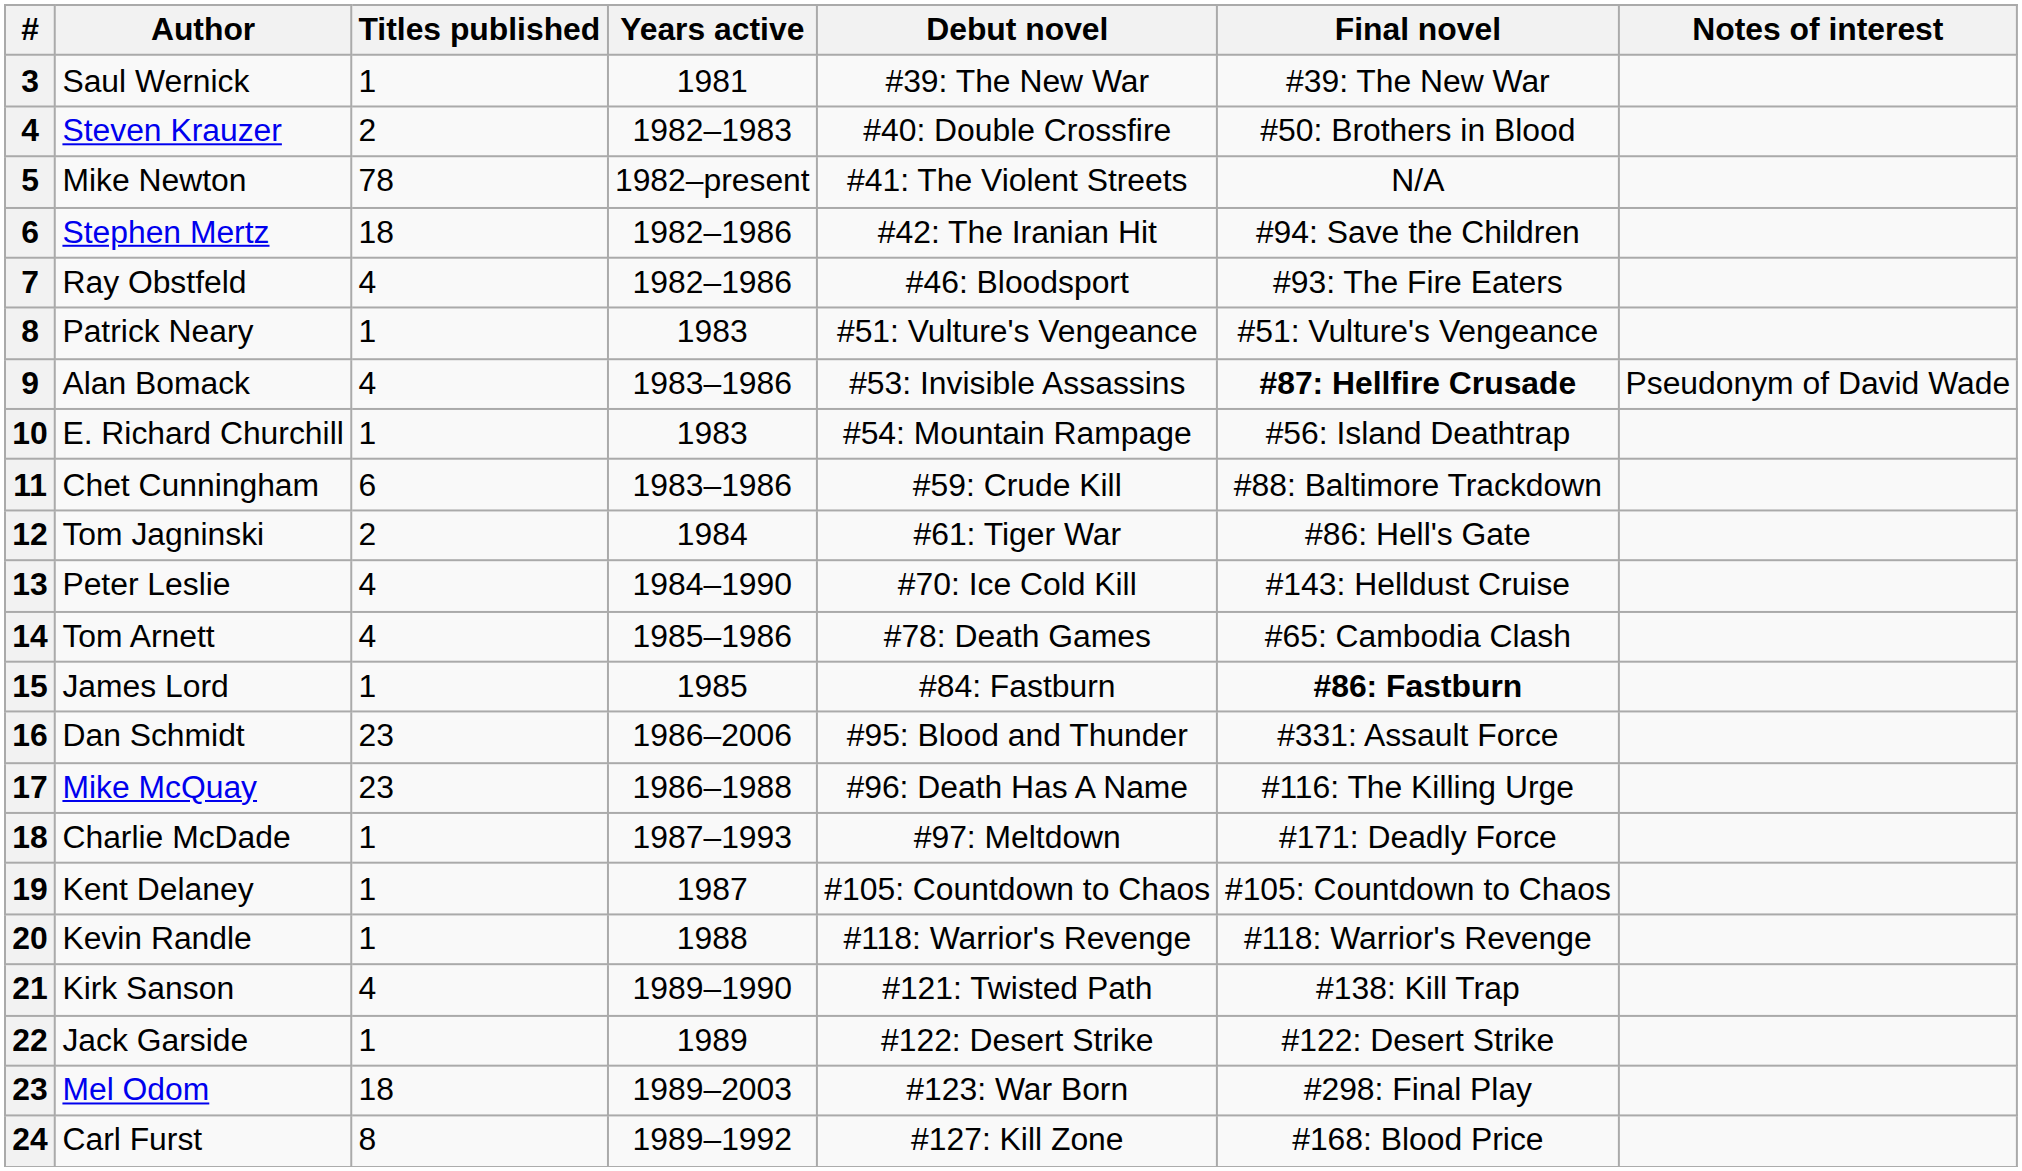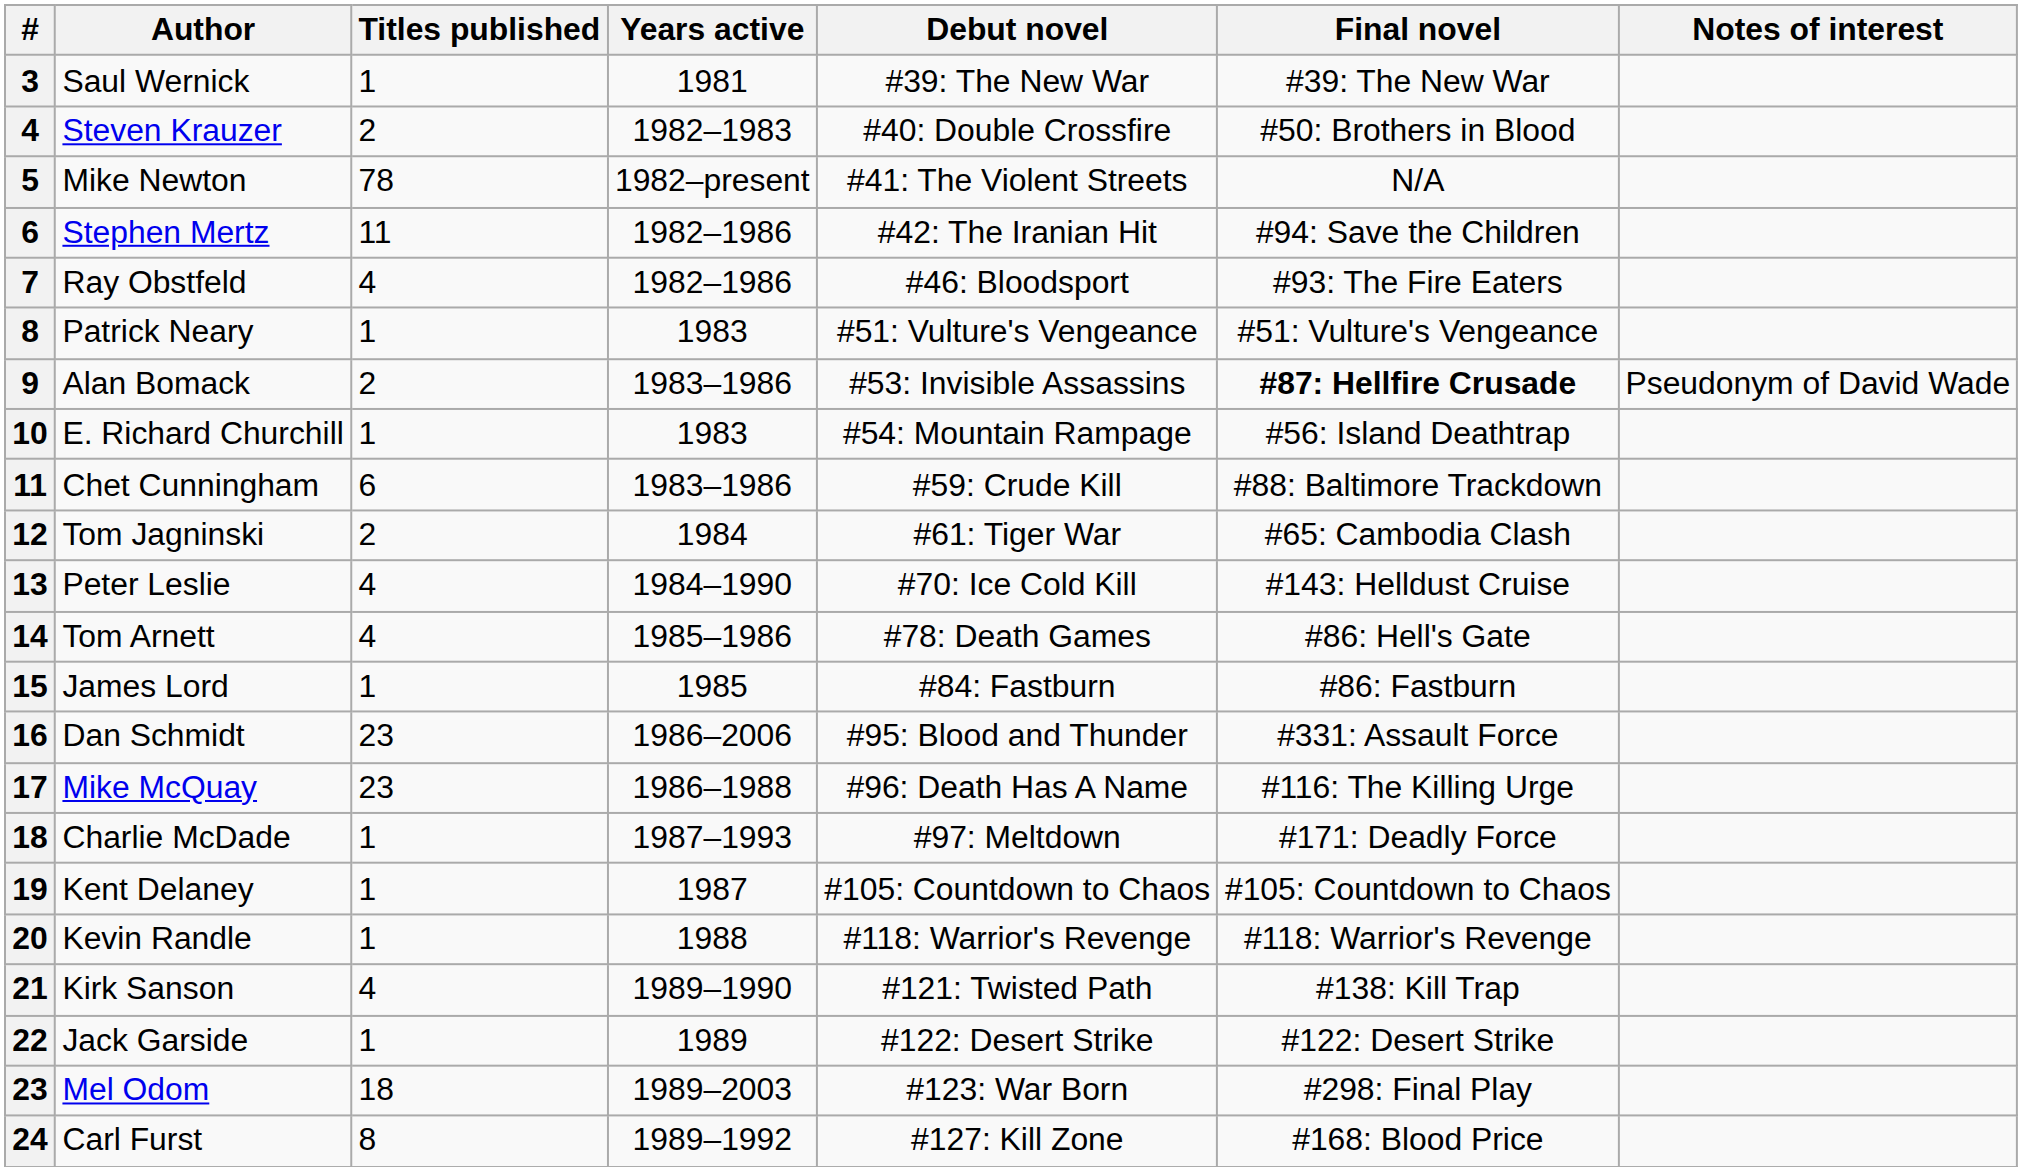(376, 231) 18 -> (375, 231) 11
(367, 383) 4 -> (367, 383) 2
(1418, 534) #86: Hell's Gate -> (1418, 534) #65: Cambodia Clash
(1418, 635) #65: Cambodia Clash -> (1418, 635) #86: Hell's Gate
(1418, 686) bold -> (1418, 686) normal
